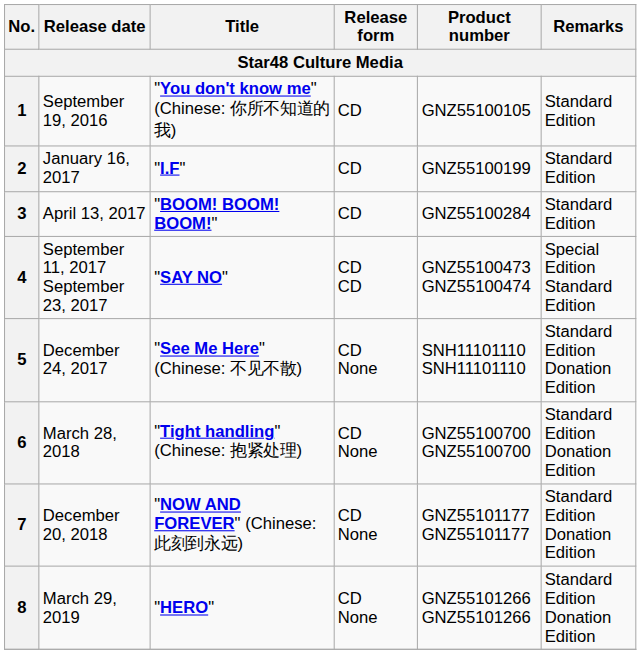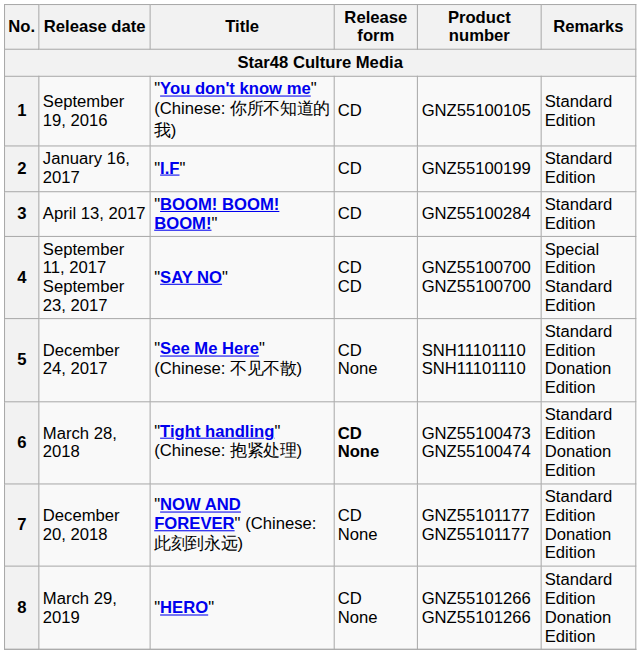(476, 277) GNZ55100473 GNZ55100474 -> (476, 277) GNZ55100700 GNZ55100700
(358, 442) normal -> (358, 442) bold
(476, 442) GNZ55100700 GNZ55100700 -> (476, 442) GNZ55100473 GNZ55100474
